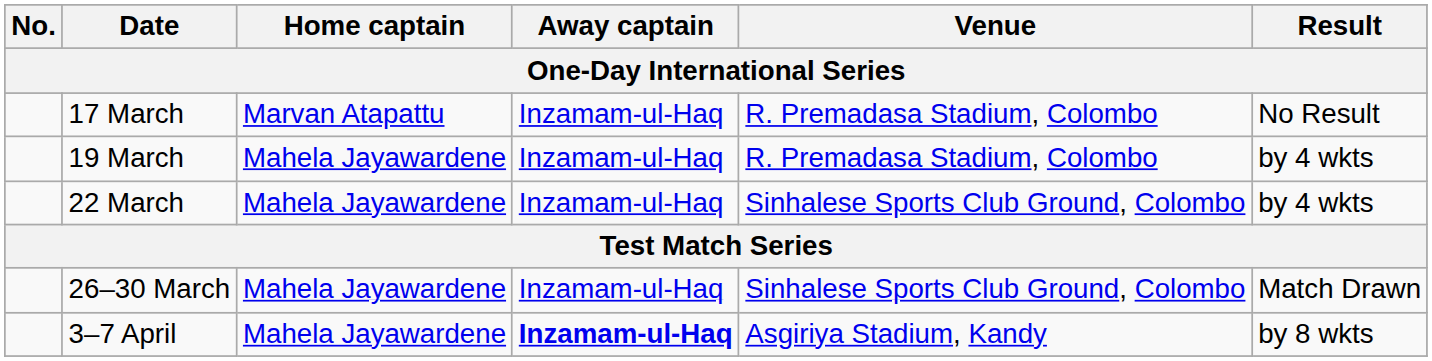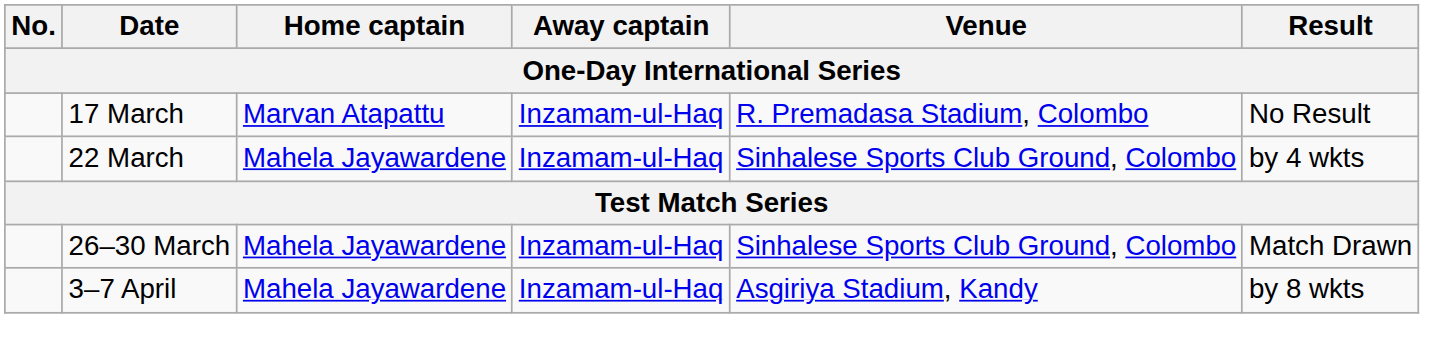- row: (126, 158)
(626, 333) bold -> (621, 289) normal
